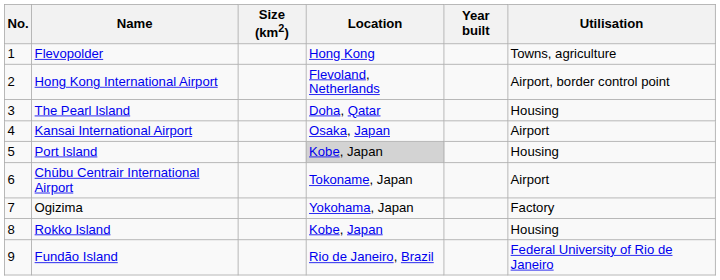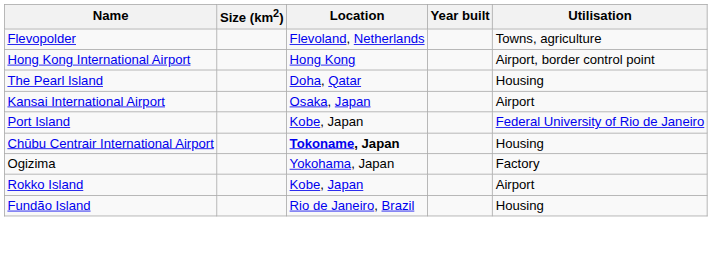- column: (18, 24)
(342, 54) Hong Kong -> (357, 39) Flevoland, Netherlands
(344, 82) Flevoland, Netherlands -> (322, 60) Hong Kong
(346, 152) lightgrey background -> (326, 122) no background
(535, 152) Housing -> (600, 122) Federal University of Rio de Janeiro
(361, 180) normal -> (345, 143) bold
(530, 180) Airport -> (520, 143) Housing
(535, 229) Housing -> (515, 184) Airport
(592, 257) Federal University of Rio de Janeiro -> (520, 205) Housing
